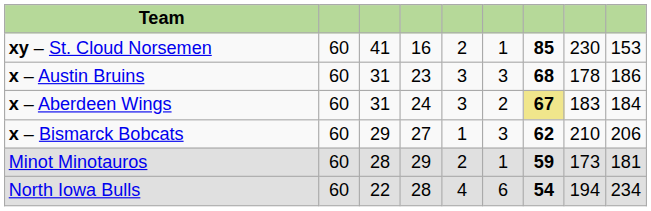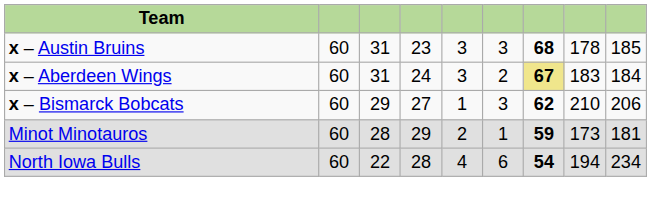- row: (110, 47)
(626, 76) 186 -> (626, 47) 185
